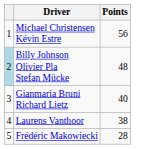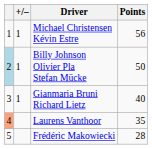+ column: (22, 12)
(123, 66) 48 -> (140, 66) 50
(9, 121) no background -> (9, 121) lightsalmon background
(123, 121) 38 -> (140, 121) 35
